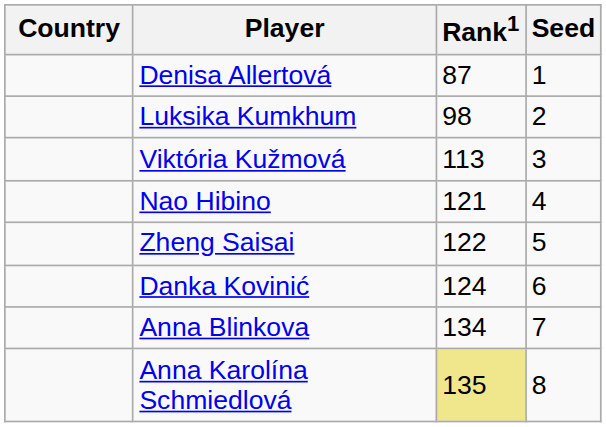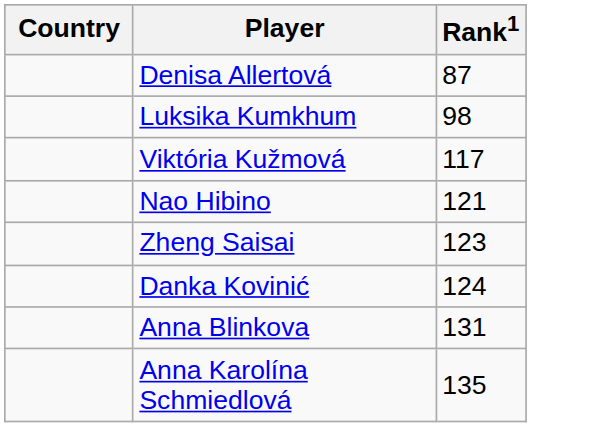- column: (563, 29)
(463, 159) 113 -> (463, 159) 117
(464, 243) 122 -> (464, 243) 123
(464, 327) 134 -> (464, 327) 131
(464, 384) khaki background -> (464, 384) no background
